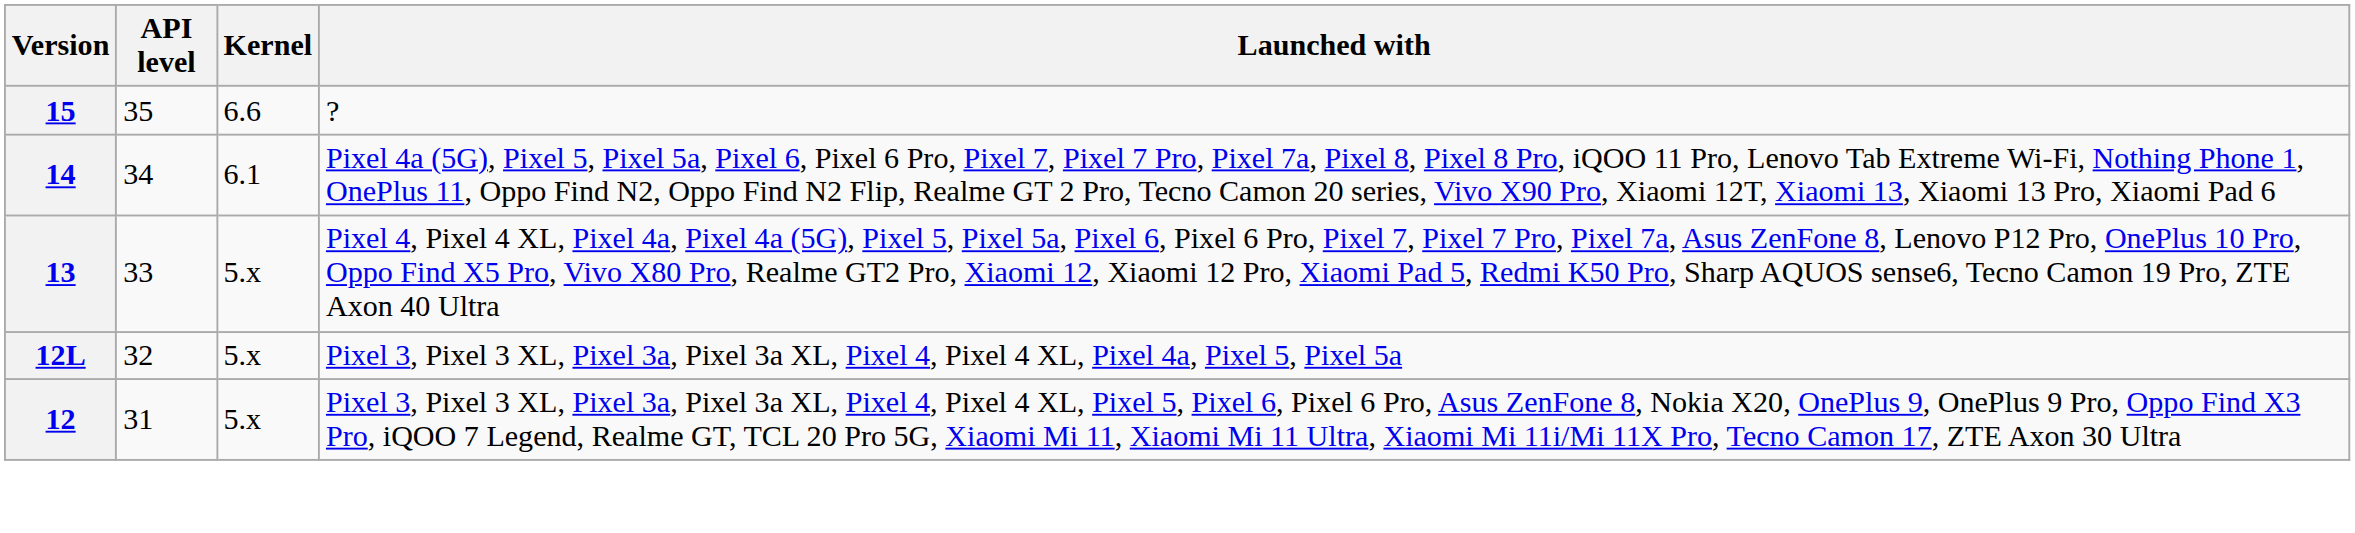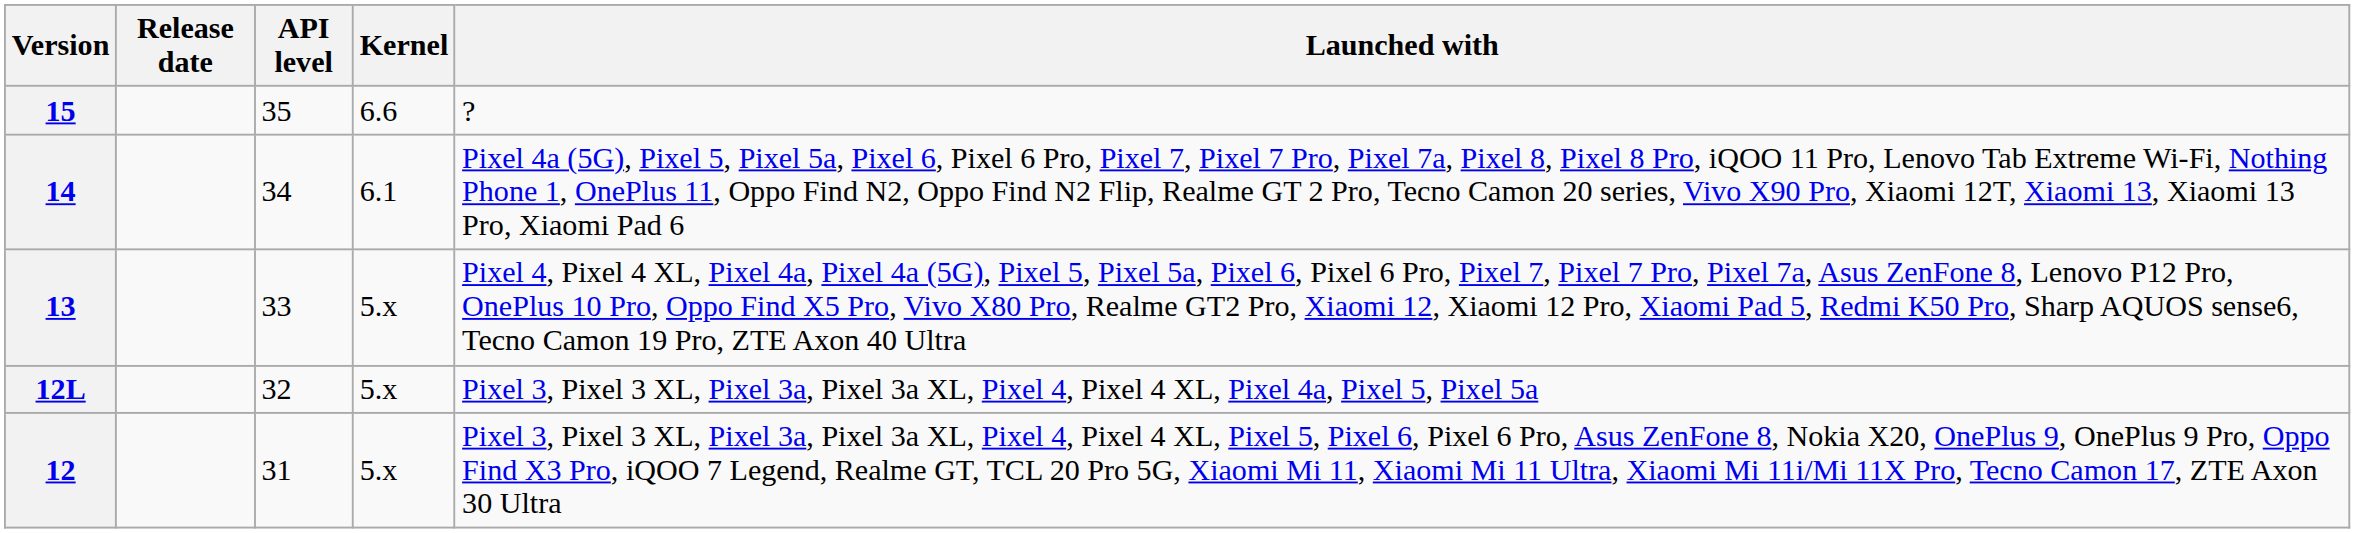+ column: (185, 45)
